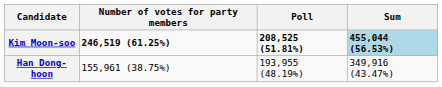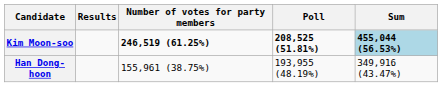+ column: (97, 17)
